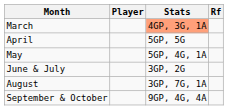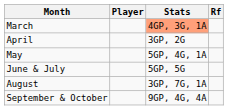(167, 40) 5GP, 5G -> (167, 40) 3GP, 2G
(167, 69) 3GP, 2G -> (167, 69) 5GP, 5G
